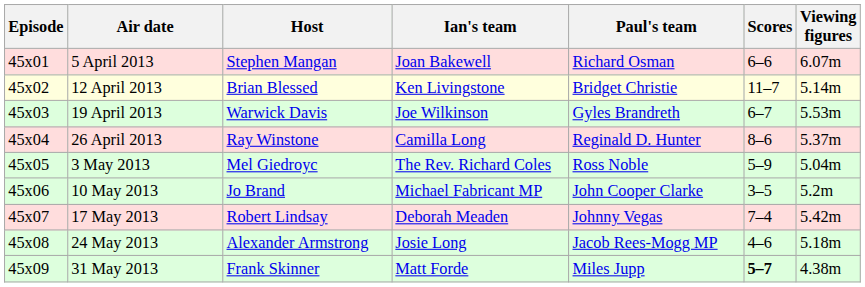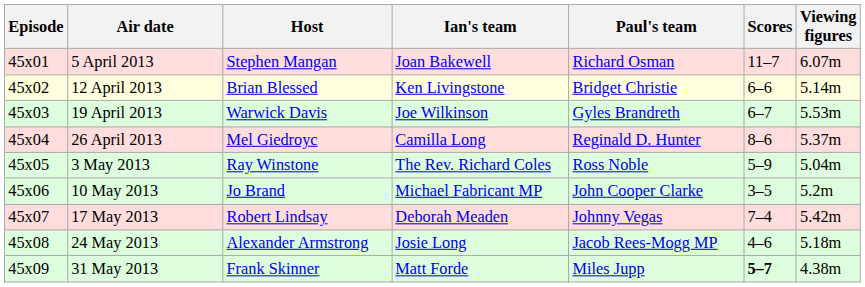(760, 61) 6–6 -> (763, 61) 11–7
(763, 87) 11–7 -> (760, 87) 6–6
(273, 139) Ray Winstone -> (272, 139) Mel Giedroyc
(272, 165) Mel Giedroyc -> (273, 165) Ray Winstone
